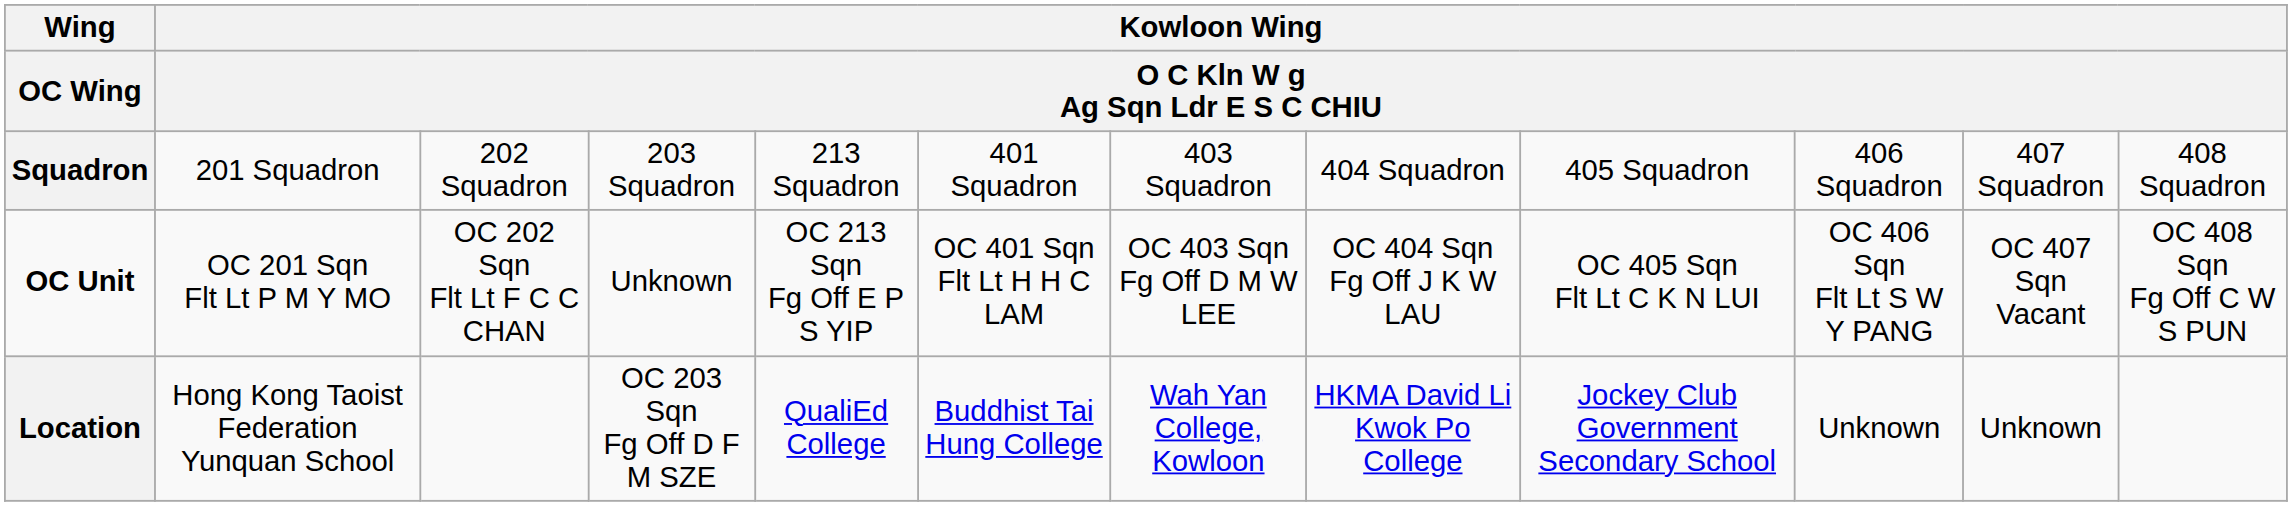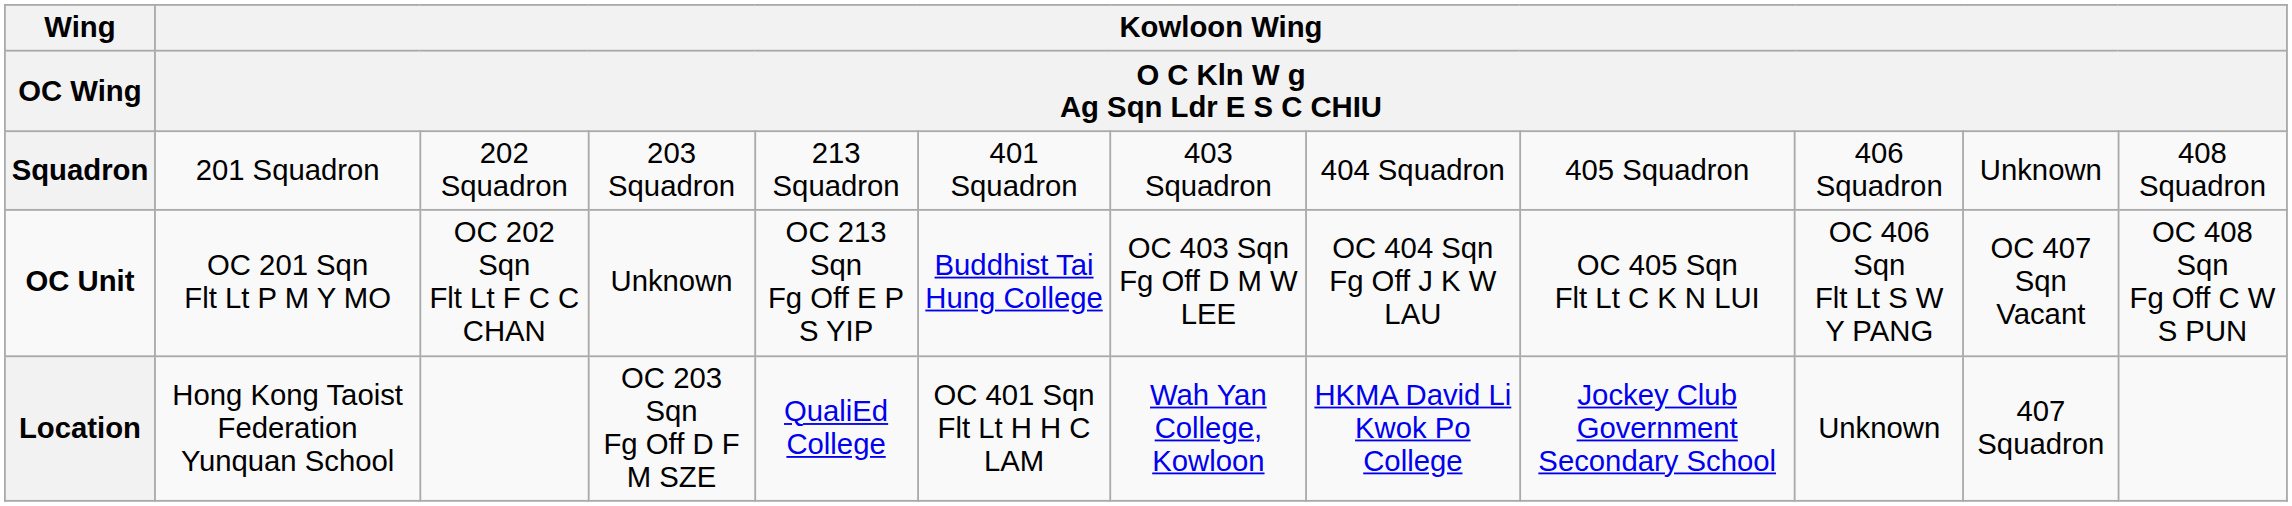(2041, 170) 407 Squadron -> (2041, 170) Unknown
(1014, 282) OC 401 Sqn Flt Lt H H C LAM -> (1014, 282) Buddhist Tai Hung College
(1014, 427) Buddhist Tai Hung College -> (1014, 427) OC 401 Sqn Flt Lt H H C LAM
(2041, 427) Unknown -> (2041, 427) 407 Squadron
